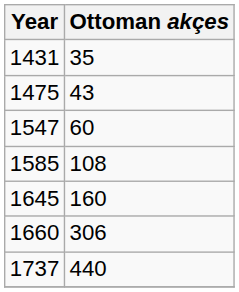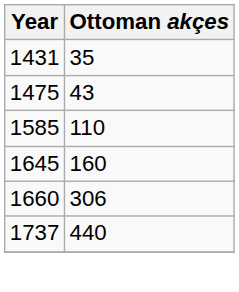- row: (35, 127)
(88, 163) 108 -> (87, 127) 110
